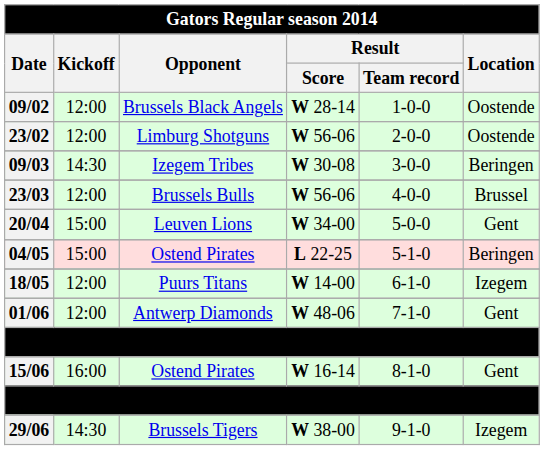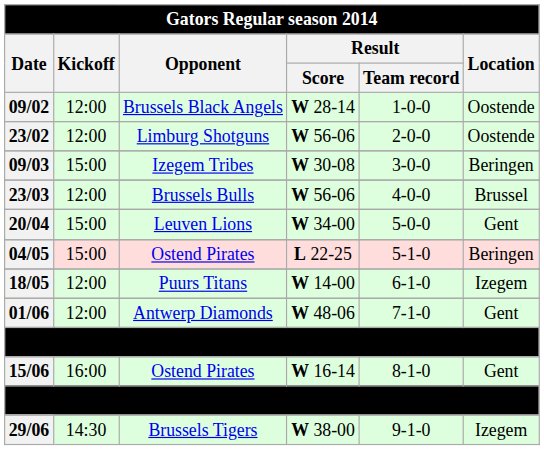(86, 165) 14:30 -> (86, 165) 15:00
